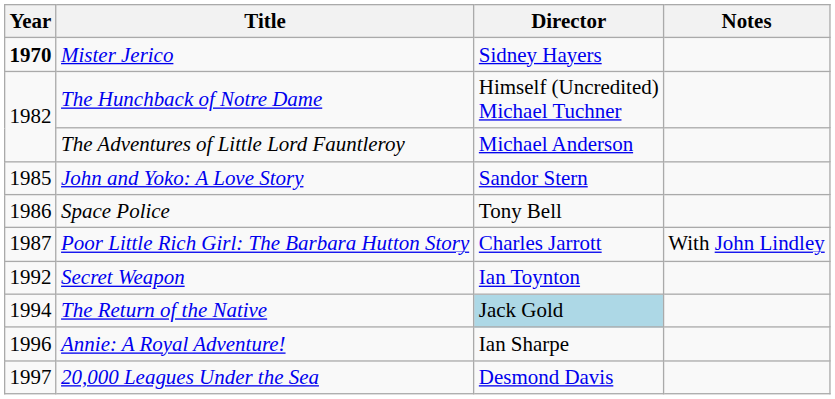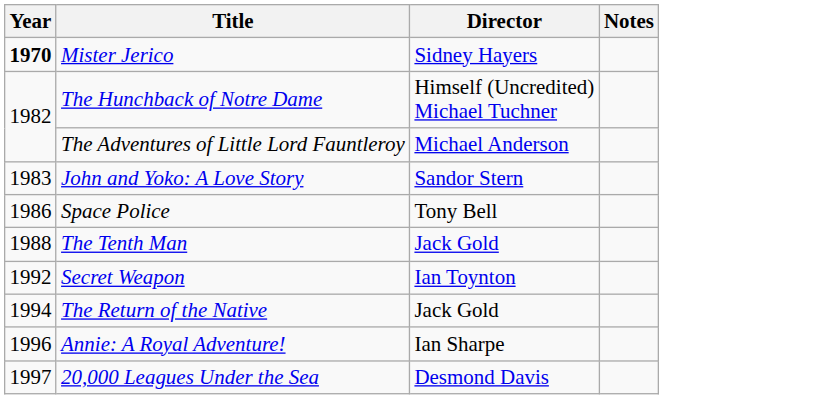(30, 177) 1985 -> (30, 177) 1983
- row: (265, 244)
+ row: (124, 244)
(521, 310) lightblue background -> (457, 310) no background
